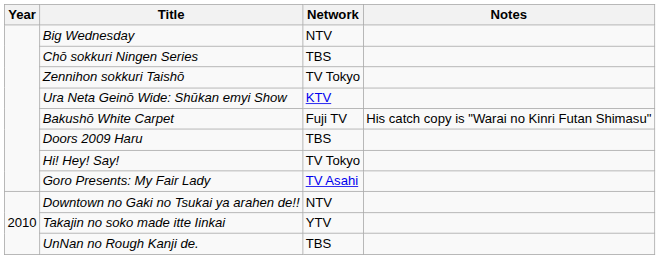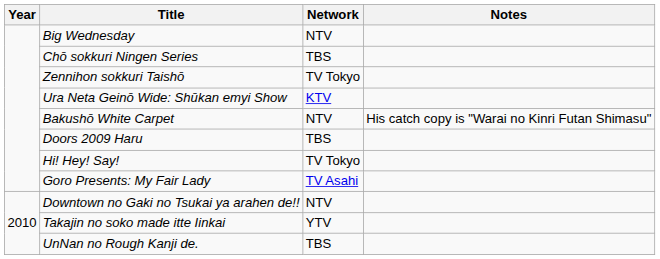(326, 118) Fuji TV -> (319, 118) NTV
